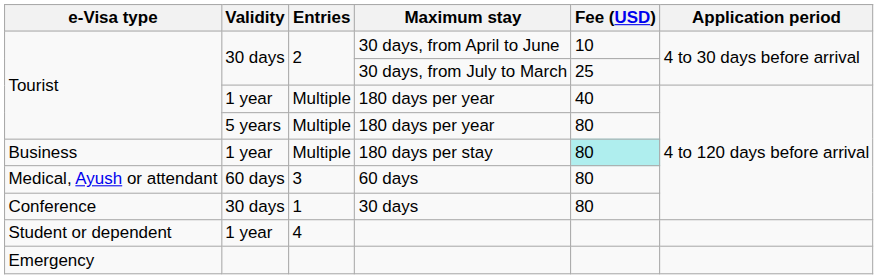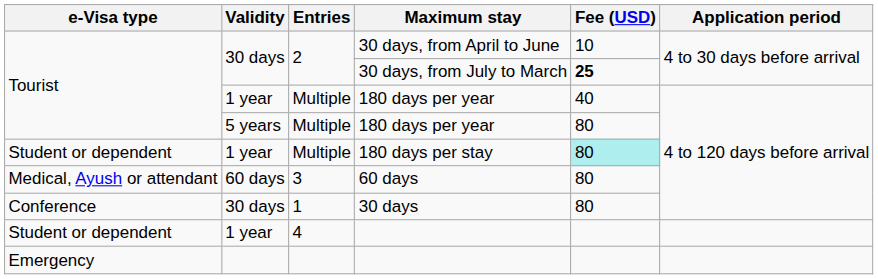(584, 71) normal -> (584, 71) bold
(43, 152) Business -> (90, 152) Student or dependent
